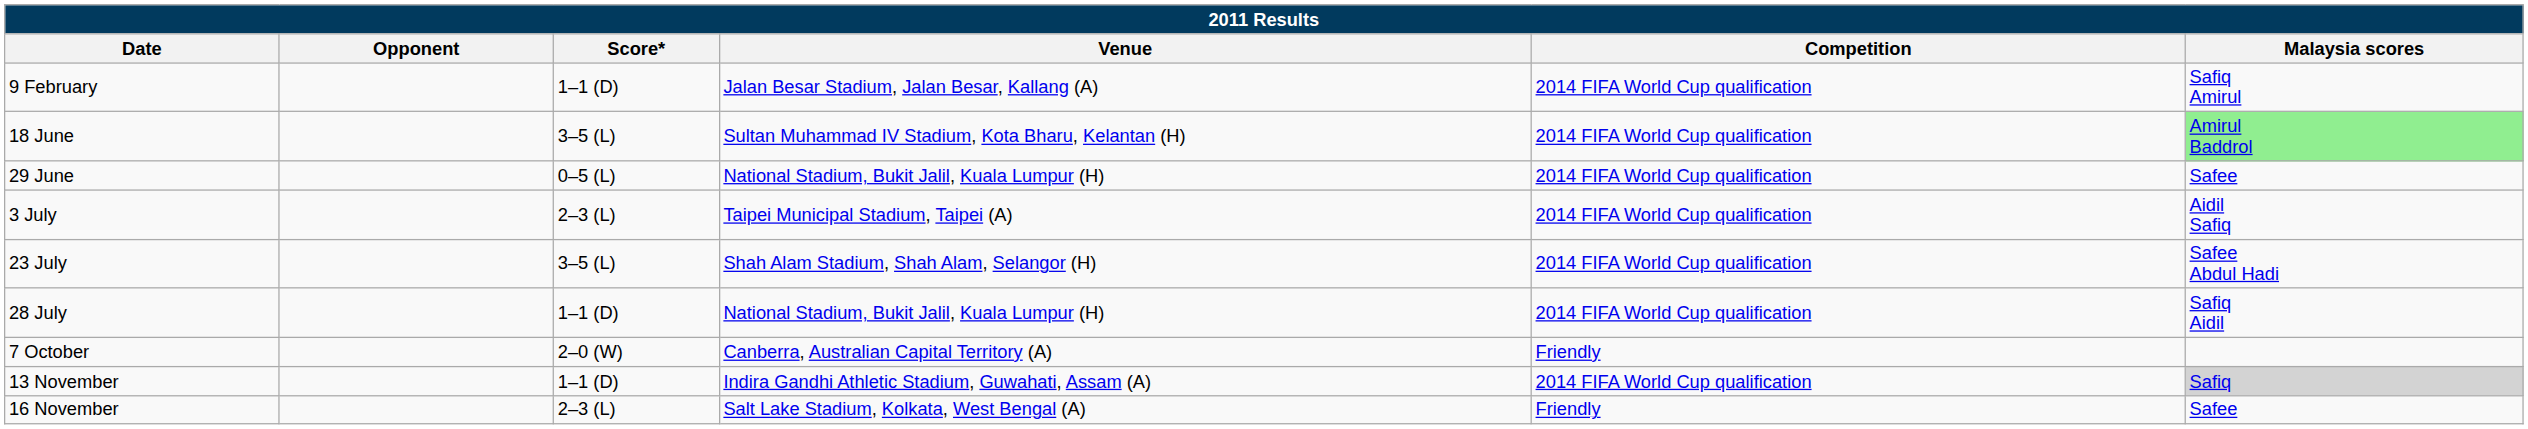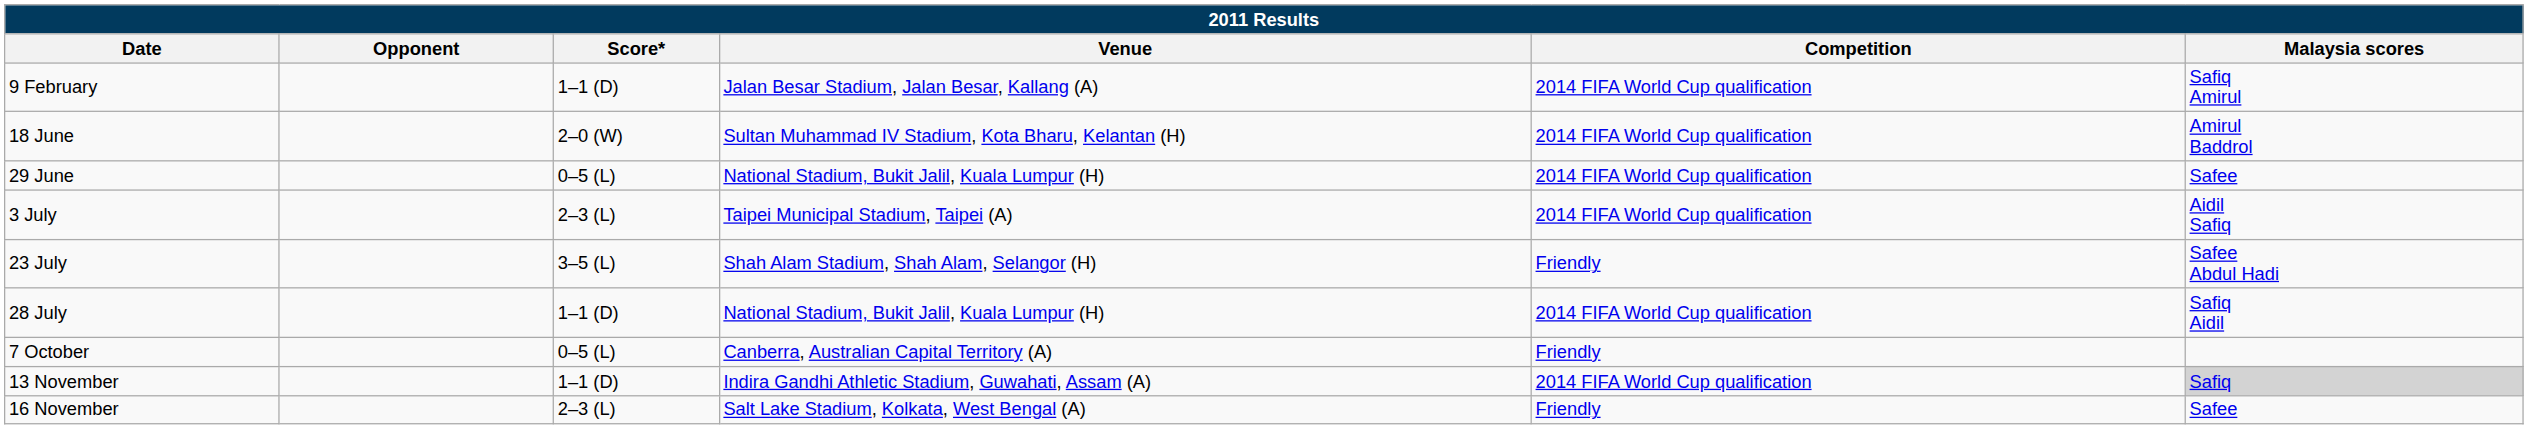(587, 137) 3–5 (L) -> (590, 137) 2–0 (W)
(2221, 137) lightgreen background -> (2221, 137) no background
(1674, 264) 2014 FIFA World Cup qualification -> (1568, 264) Friendly
(590, 352) 2–0 (W) -> (587, 352) 0–5 (L)
